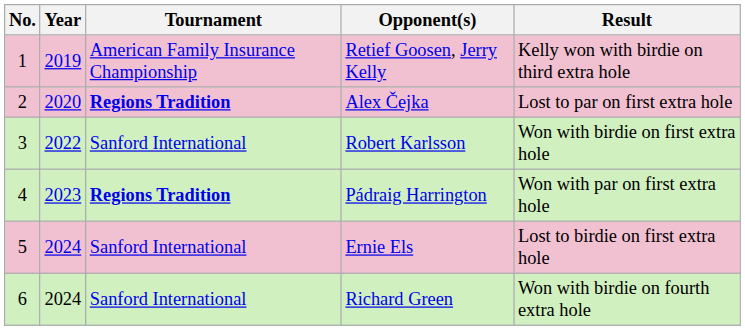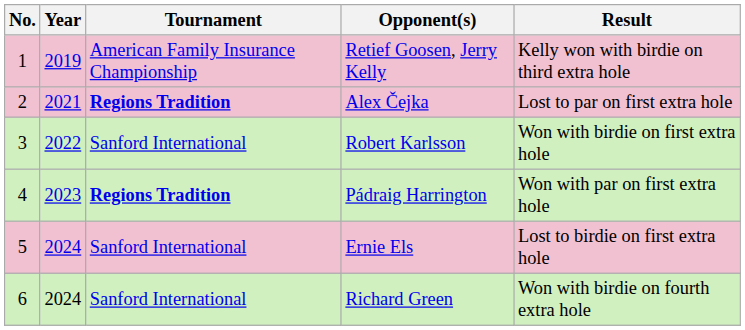(63, 102) 2020 -> (63, 102) 2021
